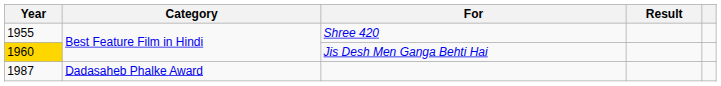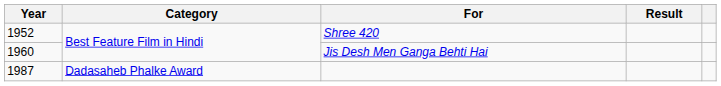(20, 33) 1955 -> (20, 33) 1952
(20, 52) gold background -> (20, 52) no background
